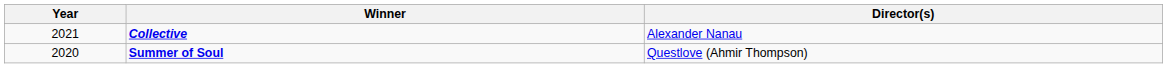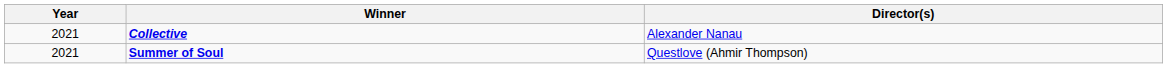(65, 53) 2020 -> (65, 53) 2021
